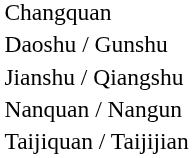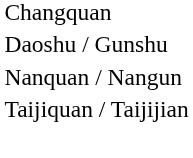- row: (94, 77)
